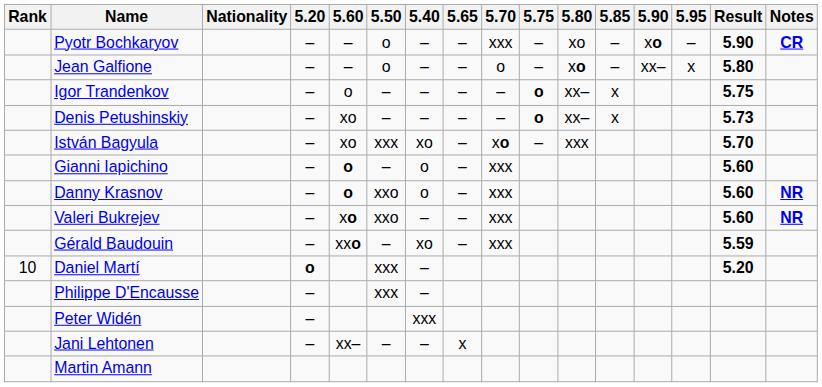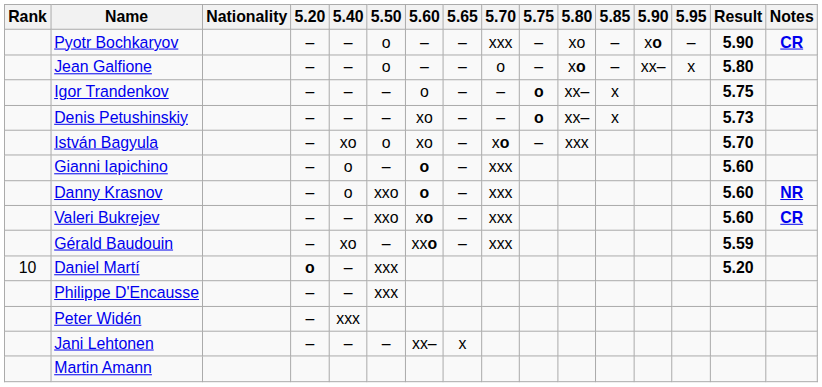columns swapped: (424, 17) <-> (348, 17)
(386, 142) xxx -> (386, 142) o
(792, 218) NR -> (792, 218) CR
